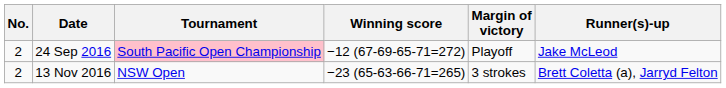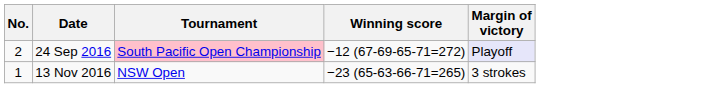- column: (628, 23)
(492, 51) no background -> (492, 51) lavender background
(18, 73) 2 -> (18, 73) 1
